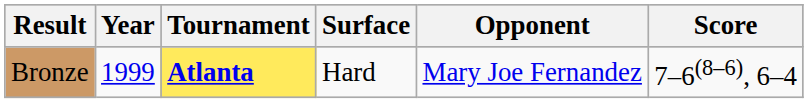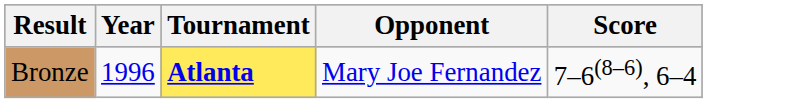- column: (366, 25)
(128, 72) 1999 -> (128, 72) 1996
